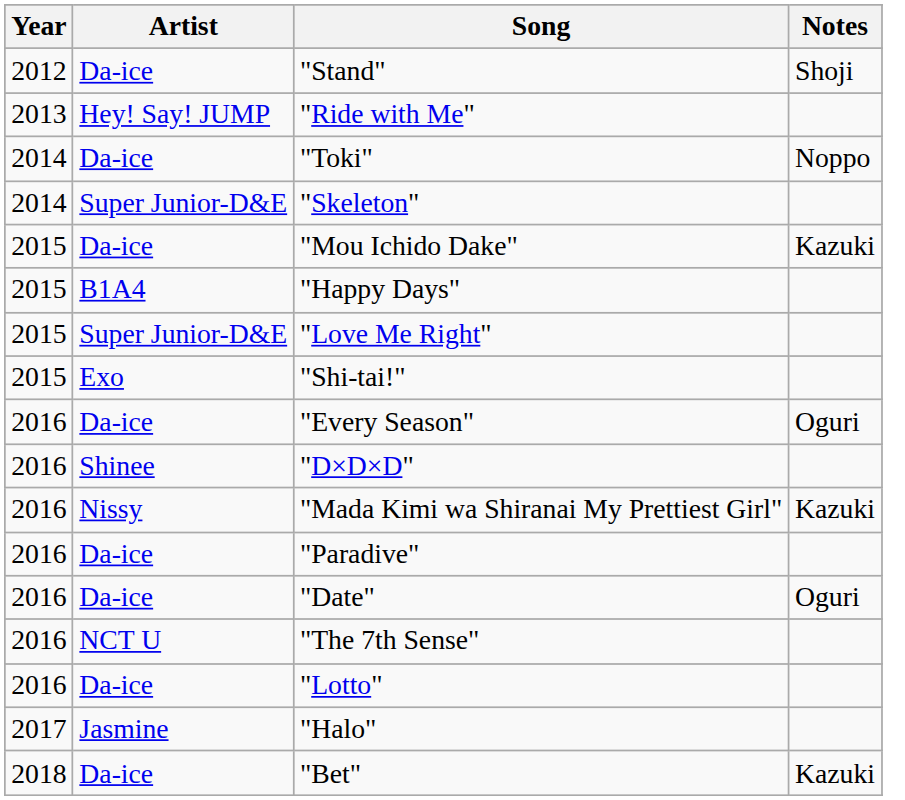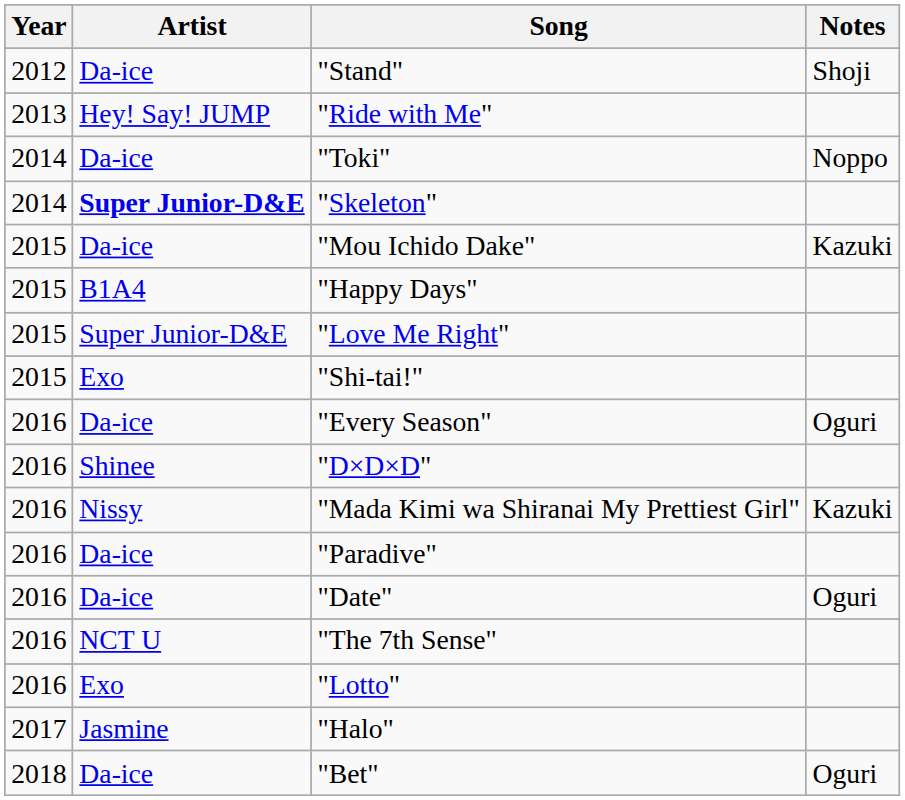(183, 202) normal -> (192, 202) bold
(116, 684) Da-ice -> (102, 684) Exo
(835, 772) Kazuki -> (845, 772) Oguri
